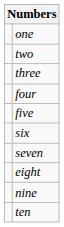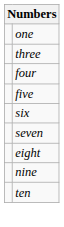- row: (24, 53)
